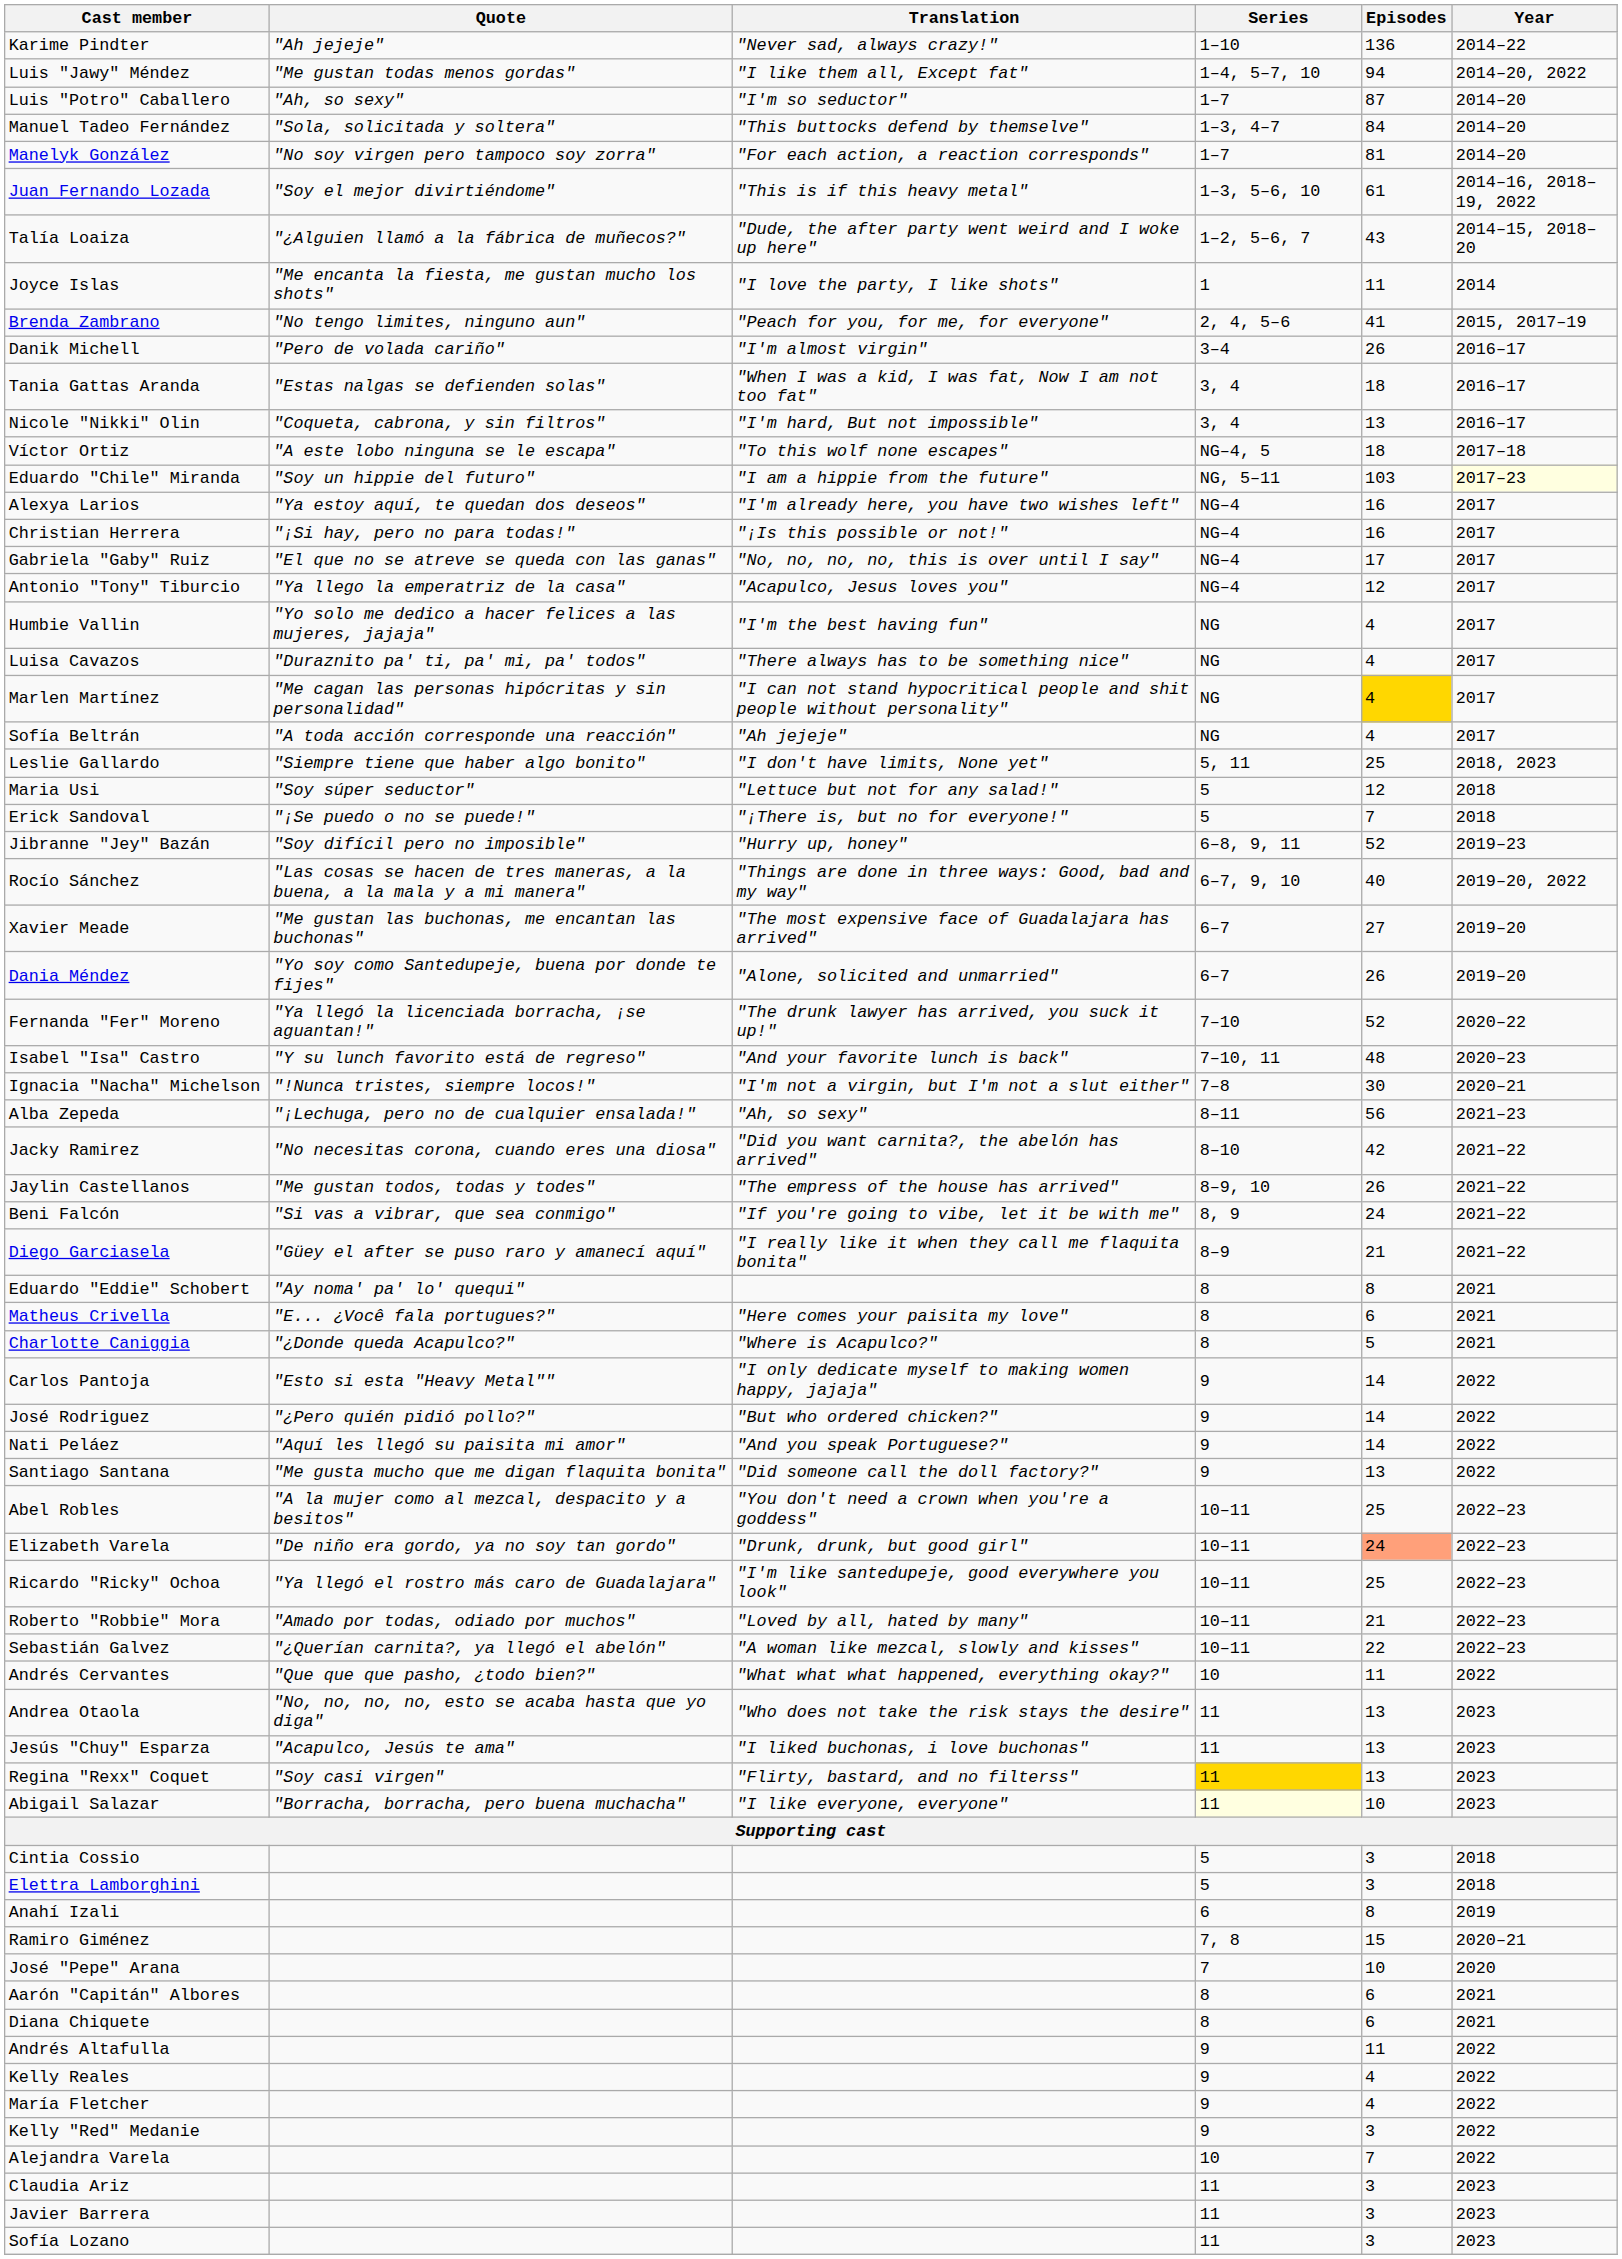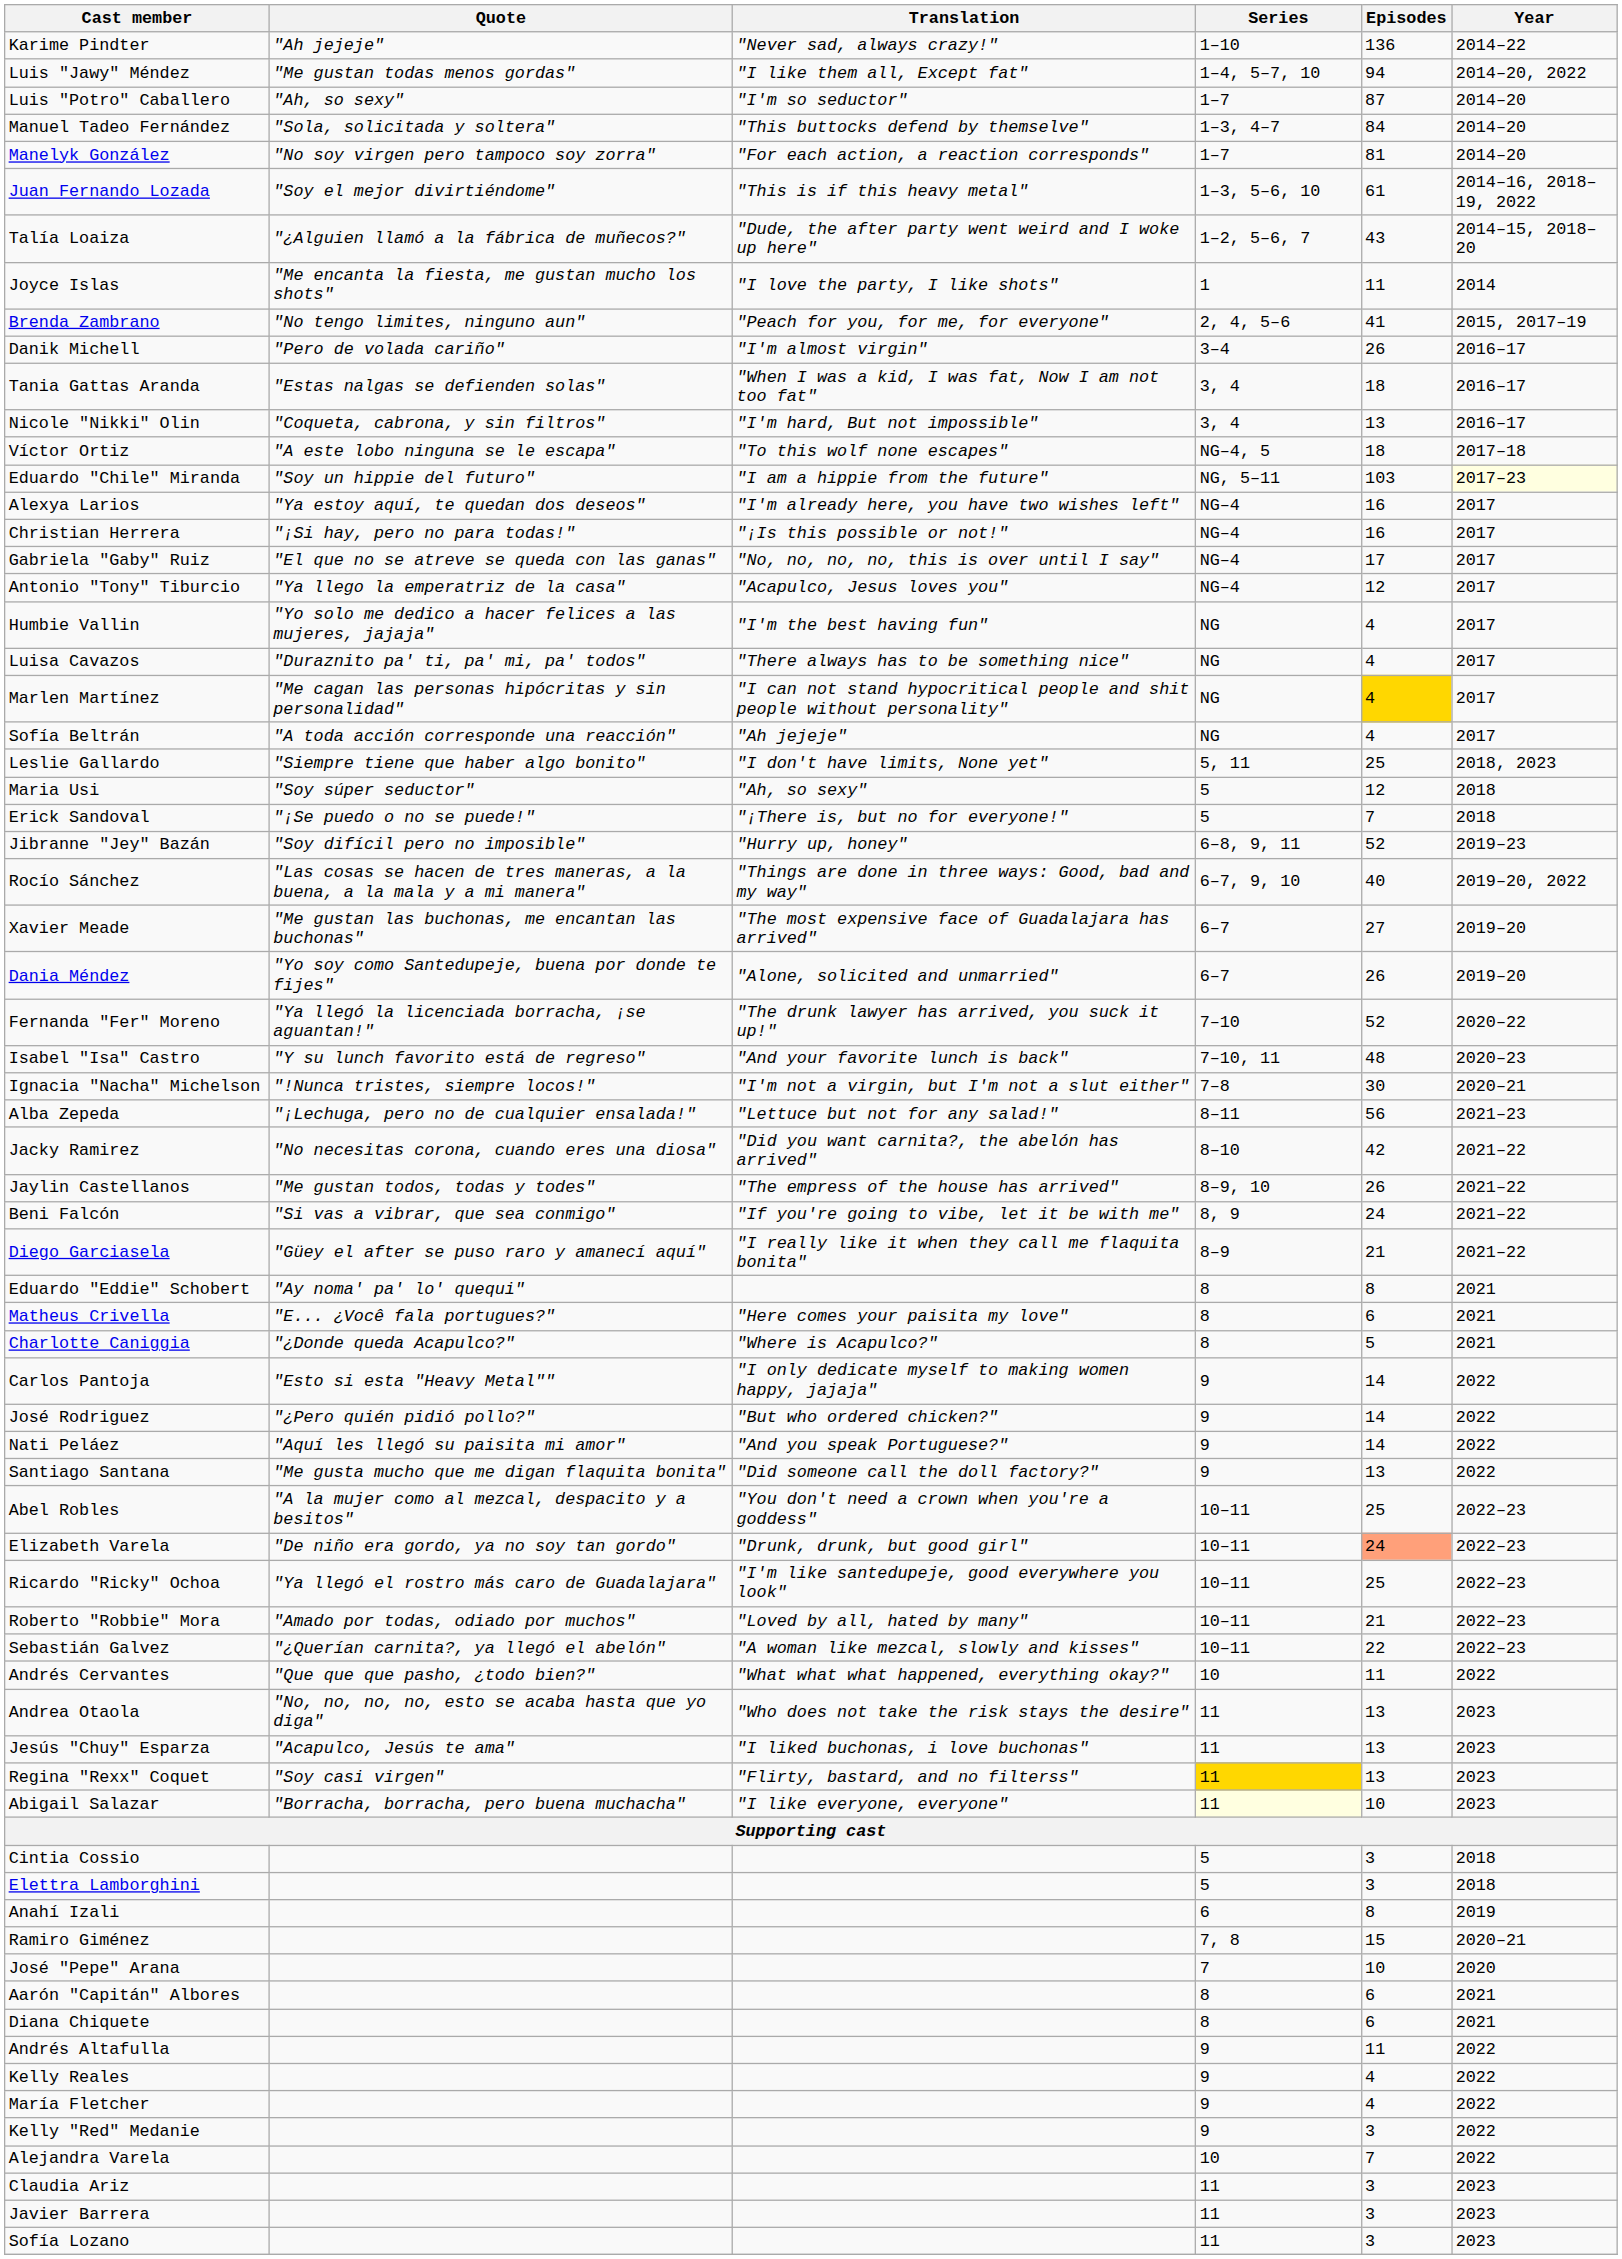(897, 790) "Lettuce but not for any salad!" -> (802, 790) "Ah, so sexy"
(802, 1114) "Ah, so sexy" -> (897, 1114) "Lettuce but not for any salad!"
